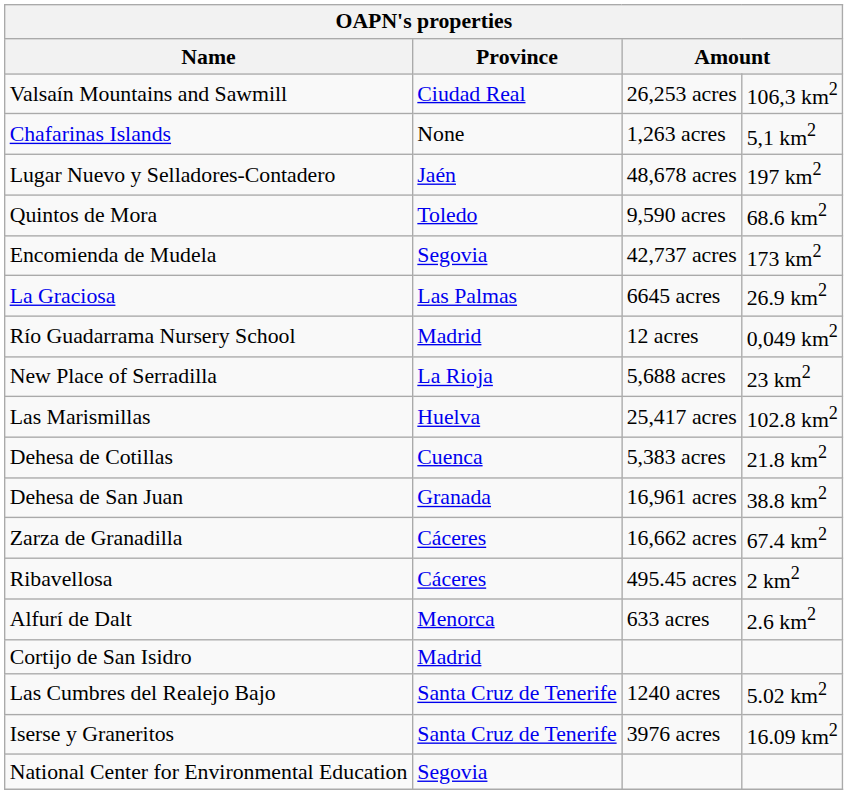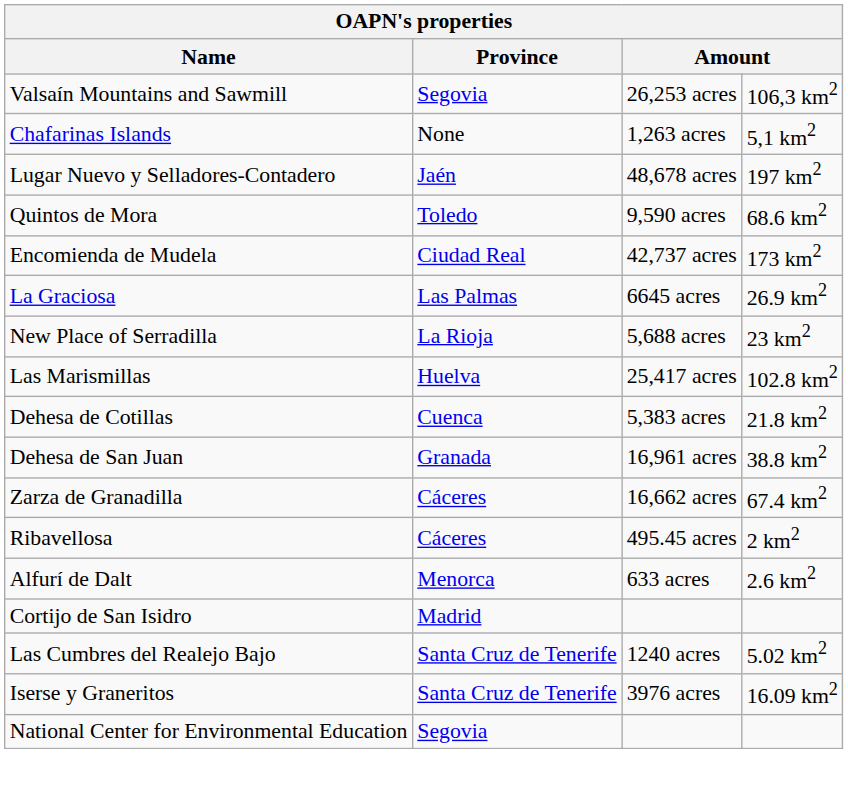(471, 93) Ciudad Real -> (452, 93) Segovia
(452, 255) Segovia -> (471, 255) Ciudad Real
- row: (153, 336)
